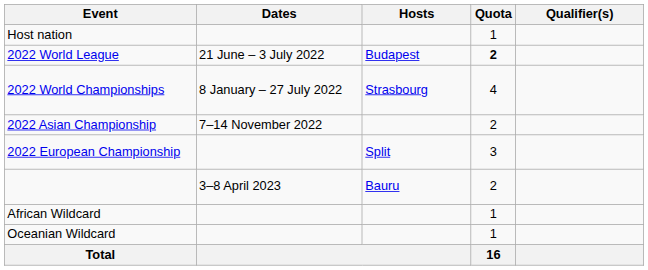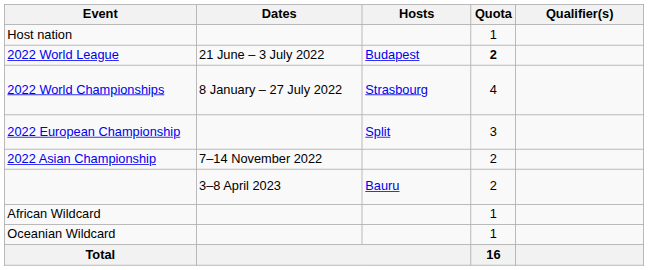rows swapped: (94, 152) <-> (82, 124)
